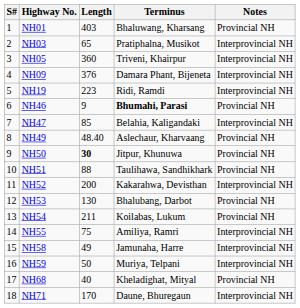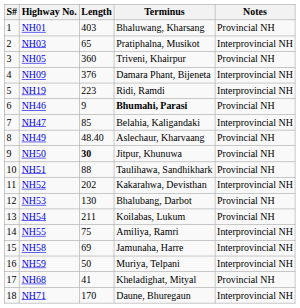(255, 59) Interprovincial NH -> (246, 59) Provincial NH
(89, 185) 200 -> (89, 185) 202
(86, 248) 49 -> (86, 248) 69
(86, 279) 40 -> (86, 279) 41
